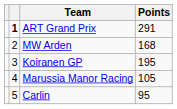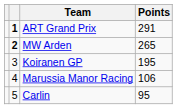(15, 45) normal -> (15, 45) bold
(147, 45) 168 -> (147, 45) 265
(147, 78) 105 -> (147, 78) 106
